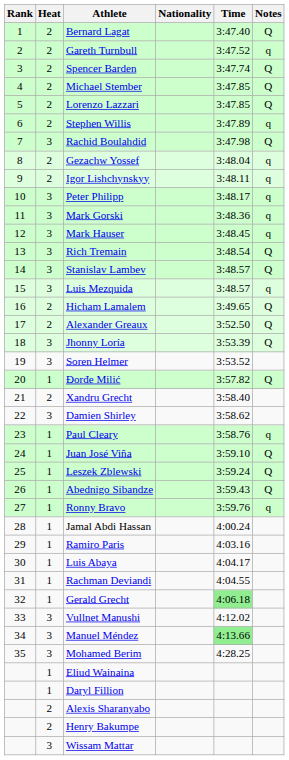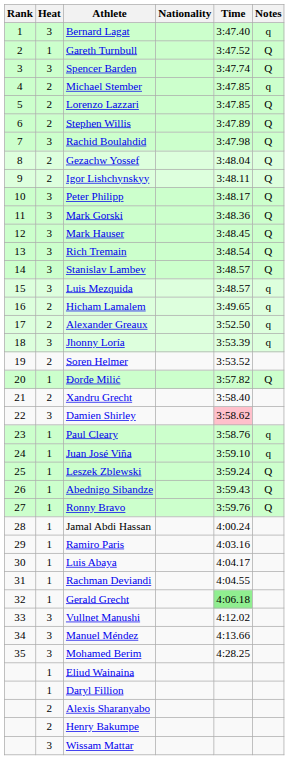(49, 32) 2 -> (49, 32) 3
(268, 32) Q -> (268, 32) q
(49, 50) 2 -> (49, 50) 1
(268, 50) q -> (268, 50) Q
(49, 68) 2 -> (49, 68) 3
(268, 87) Q -> (268, 87) q
(268, 123) q -> (268, 123) Q
(268, 160) q -> (268, 160) Q
(268, 178) q -> (268, 178) Q
(268, 196) q -> (268, 196) Q
(268, 215) q -> (268, 215) Q
(268, 233) q -> (268, 233) Q
(268, 306) Q -> (268, 306) q
(268, 324) Q -> (268, 324) q
(268, 343) Q -> (268, 343) q
(49, 361) 3 -> (49, 361) 2
(233, 416) no background -> (233, 416) pink background
(268, 452) Q -> (268, 452) q
(268, 507) q -> (268, 507) Q
(233, 635) lightgreen background -> (233, 635) no background
